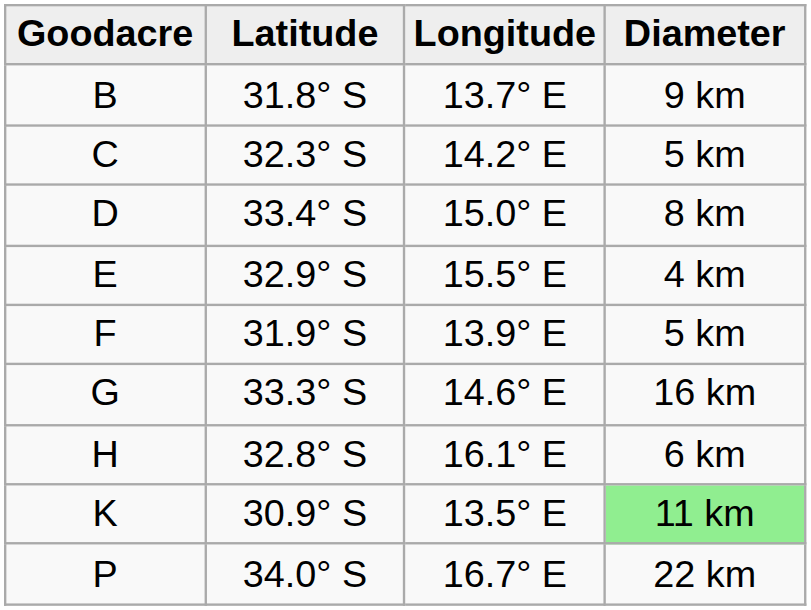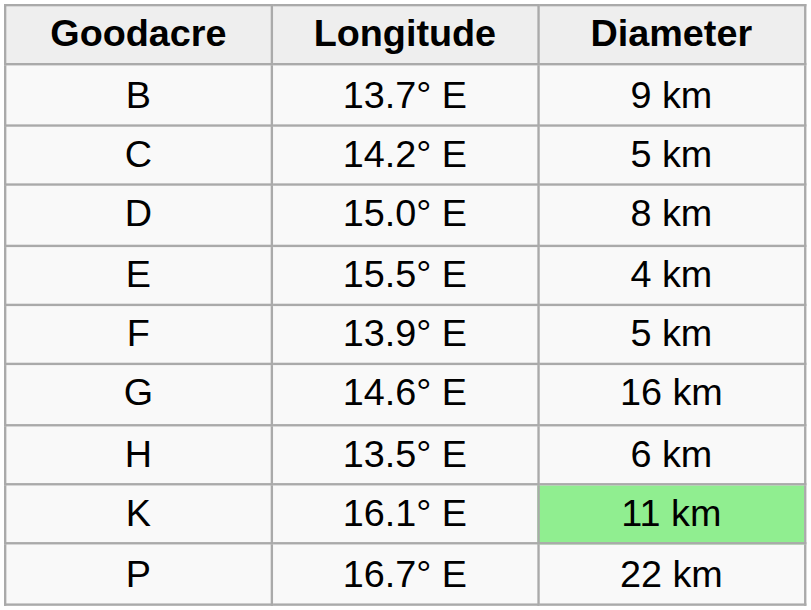- column: (305, 34)
(505, 453) 16.1° E -> (405, 453) 13.5° E
(505, 513) 13.5° E -> (405, 513) 16.1° E
